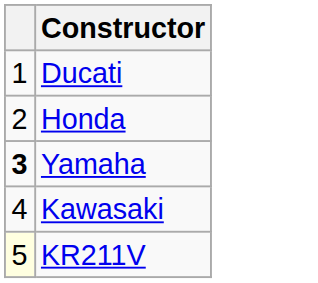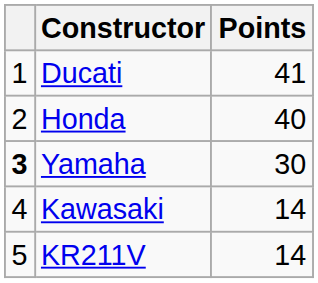+ column: (262, 28)
(20, 255) lightyellow background -> (20, 255) no background
